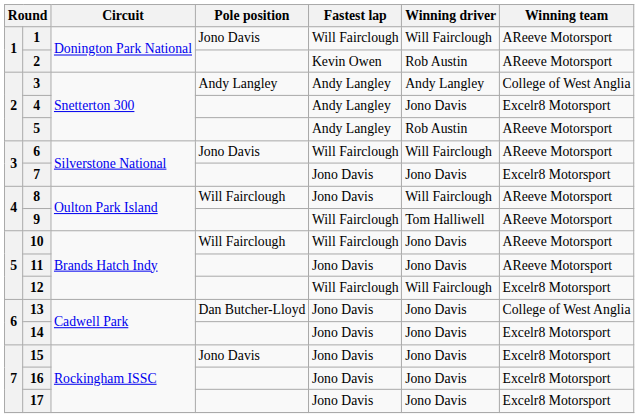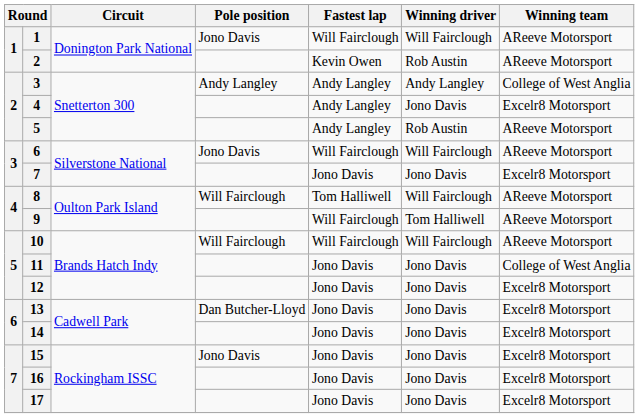(343, 196) Jono Davis -> (352, 196) Tom Halliwell
(436, 242) Jono Davis -> (449, 242) Will Fairclough
(557, 264) AReeve Motorsport -> (567, 264) College of West Anglia
(355, 287) Will Fairclough -> (343, 287) Jono Davis
(449, 287) Will Fairclough -> (436, 287) Jono Davis
(567, 310) College of West Anglia -> (557, 310) Excelr8 Motorsport
